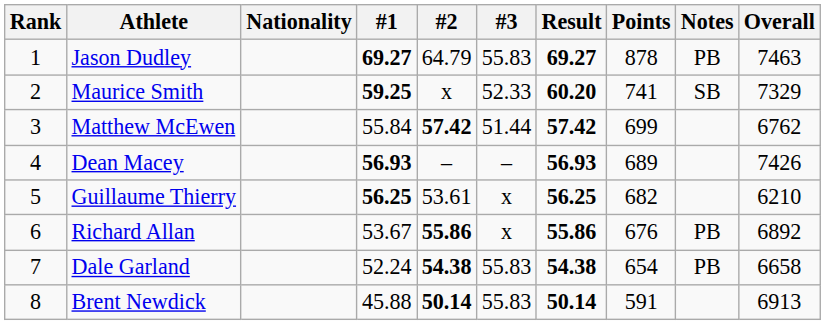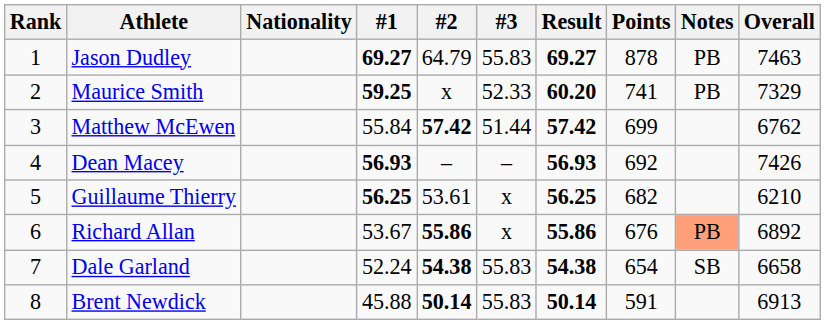(707, 92) SB -> (707, 92) PB
(641, 162) 689 -> (641, 162) 692
(707, 232) no background -> (707, 232) lightsalmon background
(707, 267) PB -> (707, 267) SB
